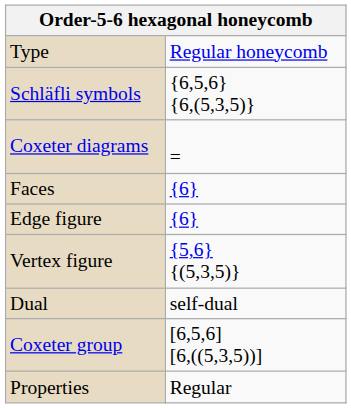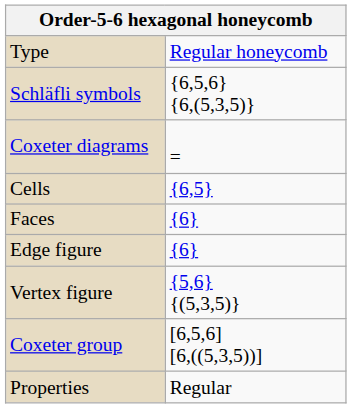+ row: (30, 188)
- row: (29, 303)
